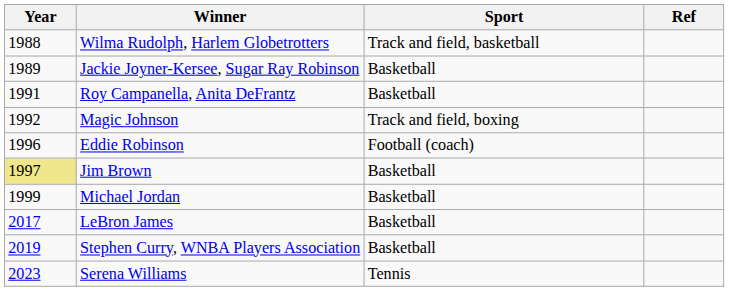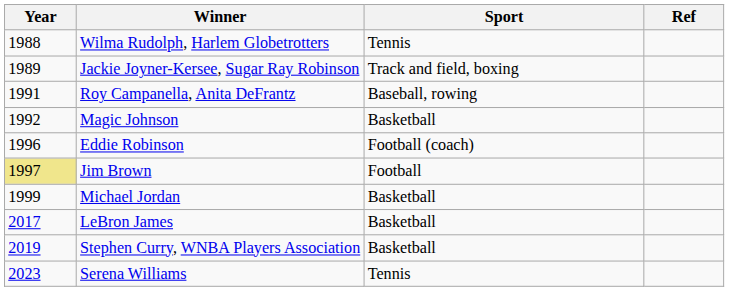(454, 42) Track and field, basketball -> (389, 42) Tennis
(402, 68) Basketball -> (443, 68) Track and field, boxing
(402, 94) Basketball -> (422, 94) Baseball, rowing
(443, 119) Track and field, boxing -> (402, 119) Basketball
(402, 171) Basketball -> (395, 171) Football
